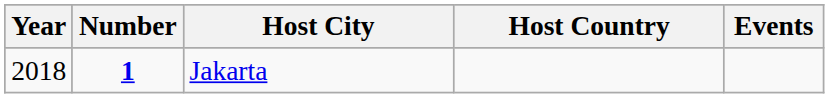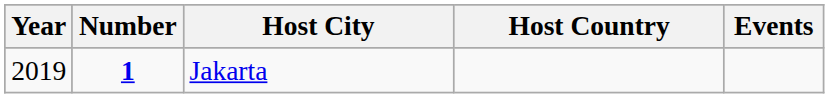(39, 69) 2018 -> (39, 69) 2019
